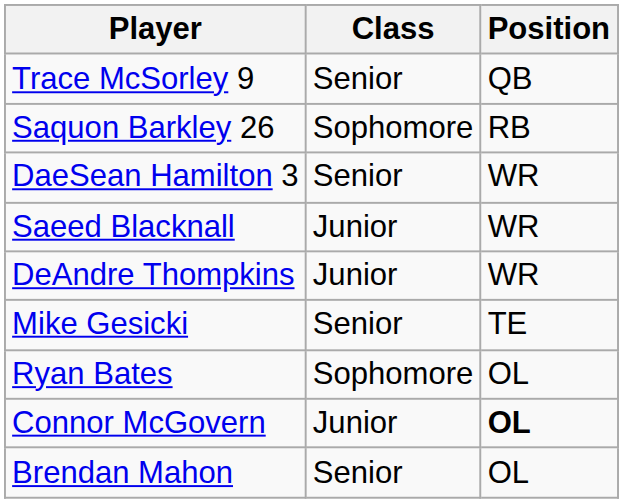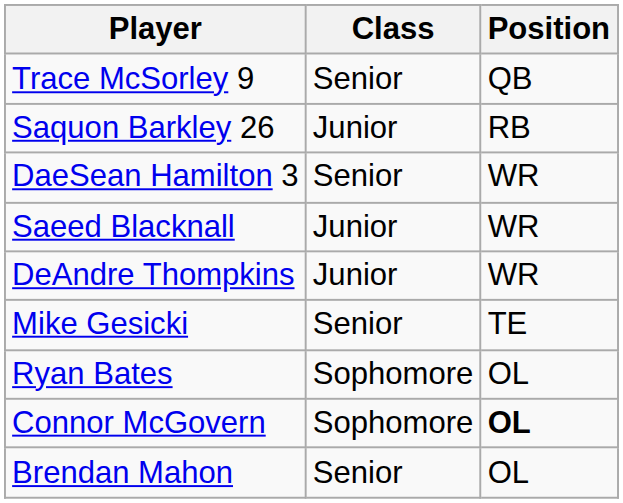(393, 127) Sophomore -> (355, 127) Junior
(355, 422) Junior -> (393, 422) Sophomore
